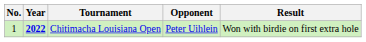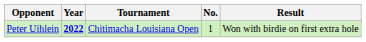columns swapped: (14, 12) <-> (192, 12)
